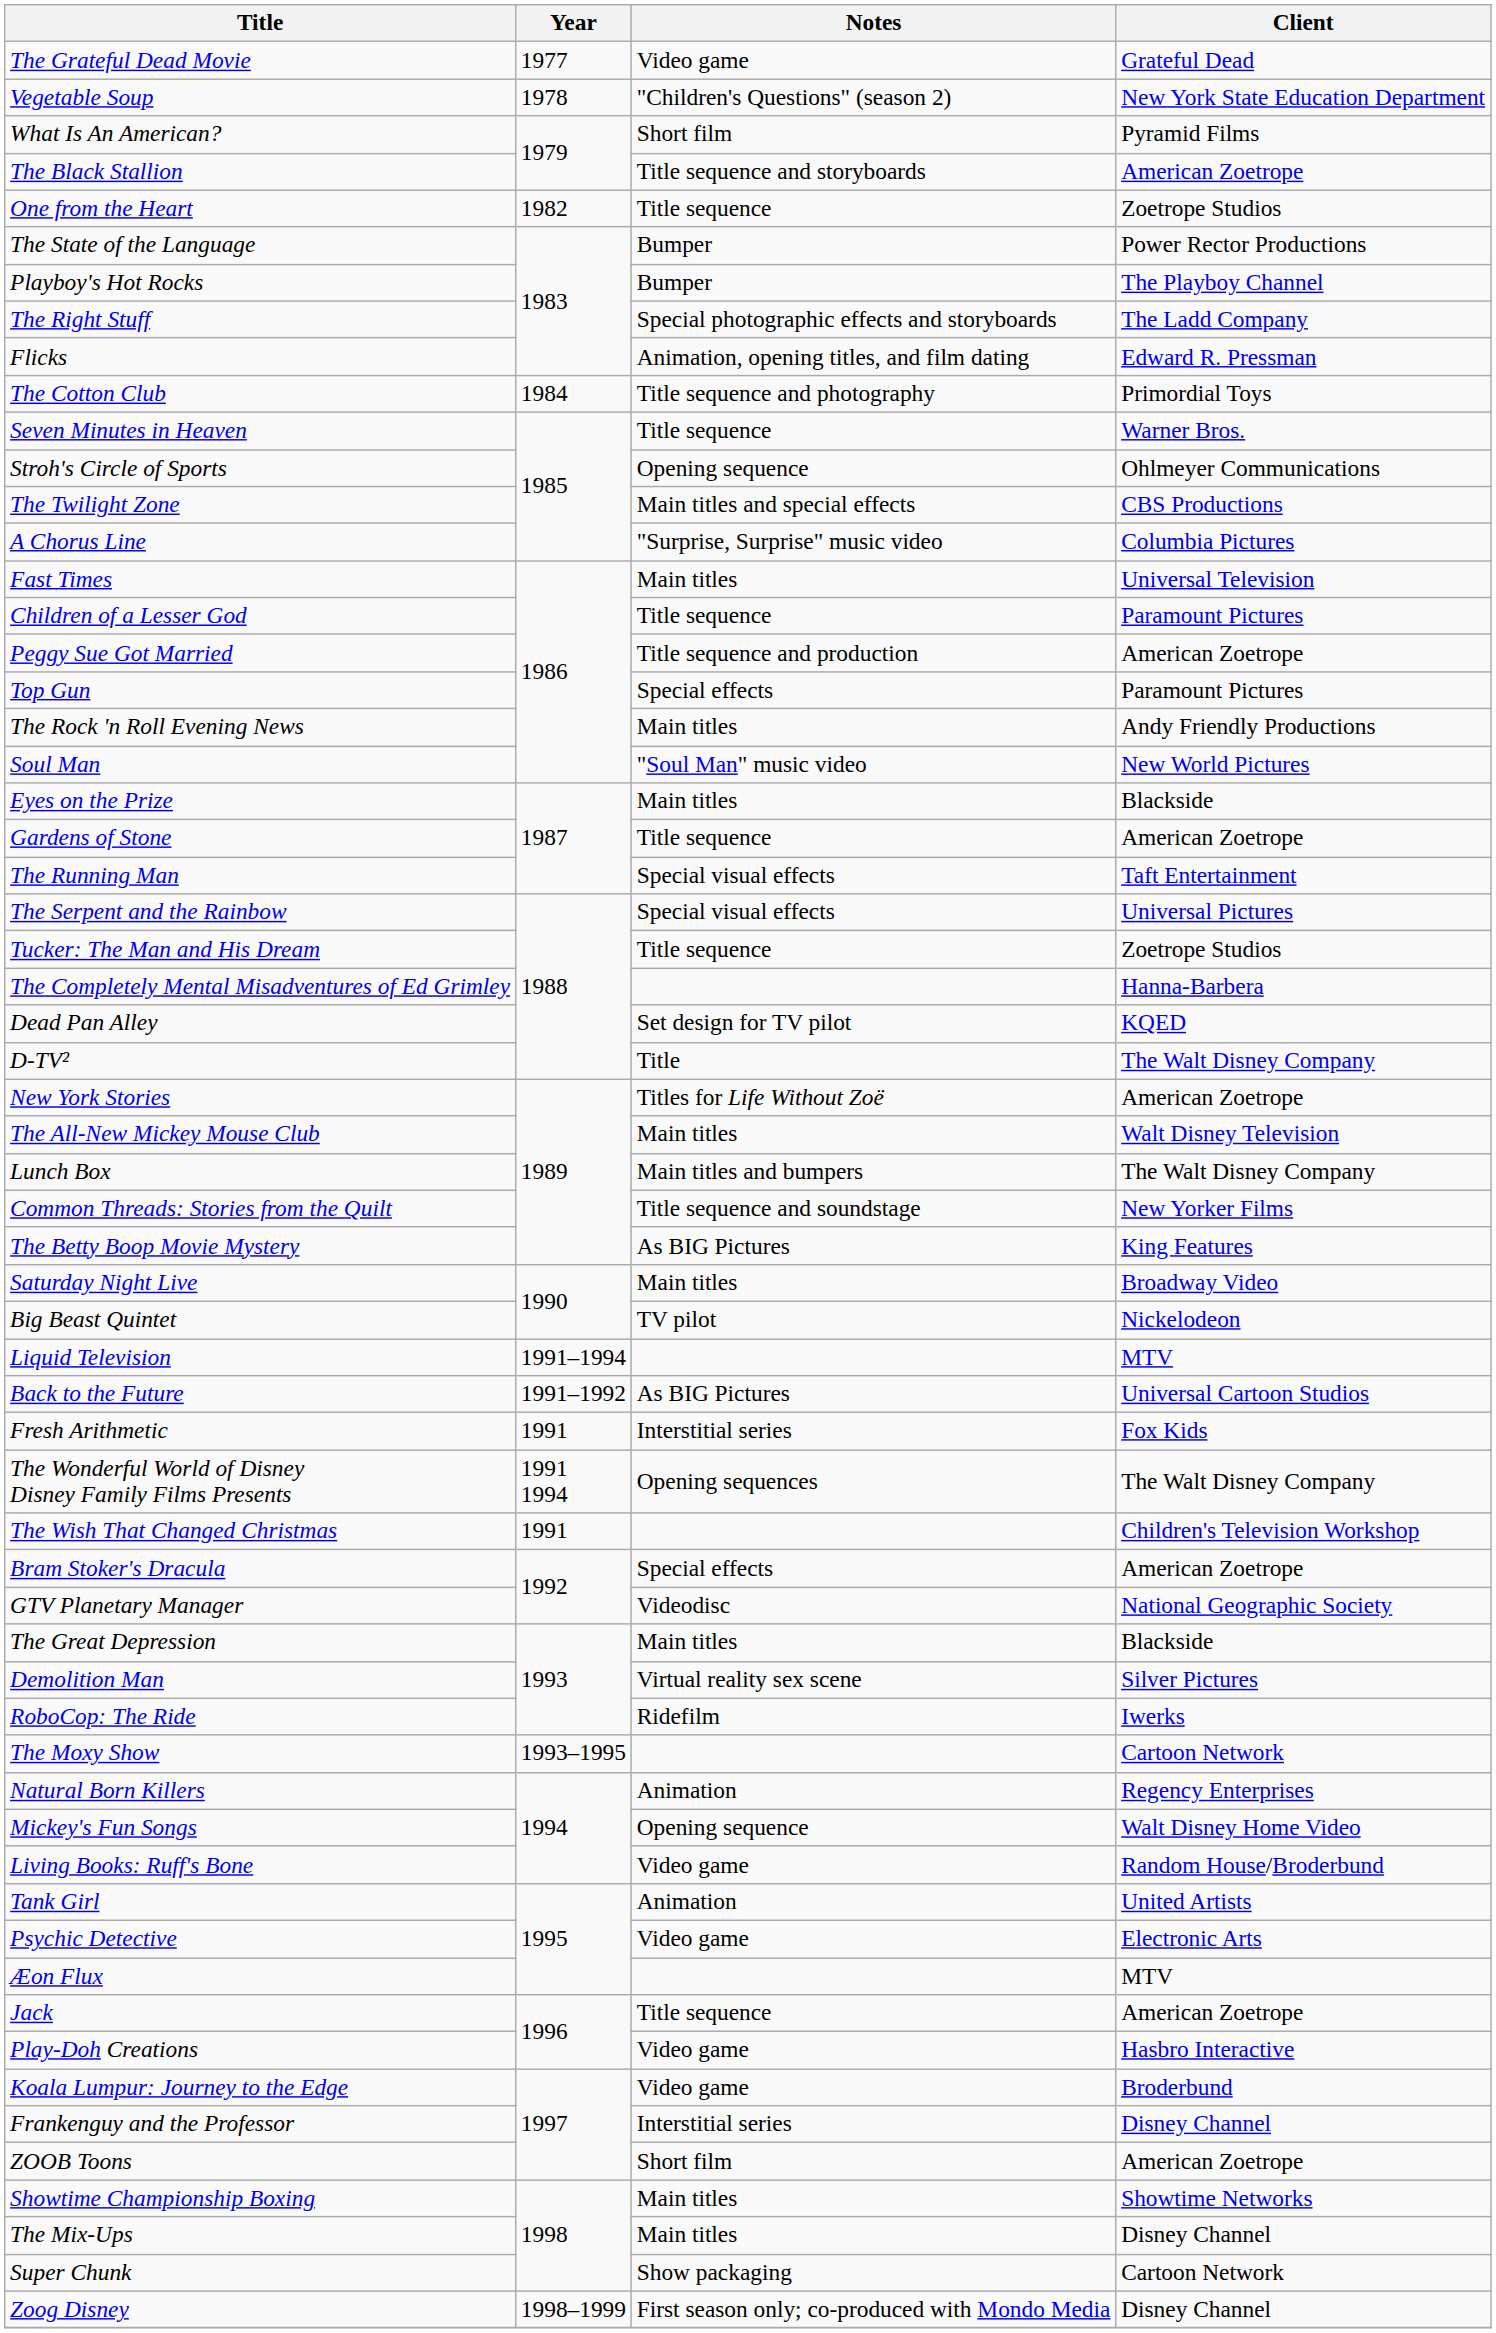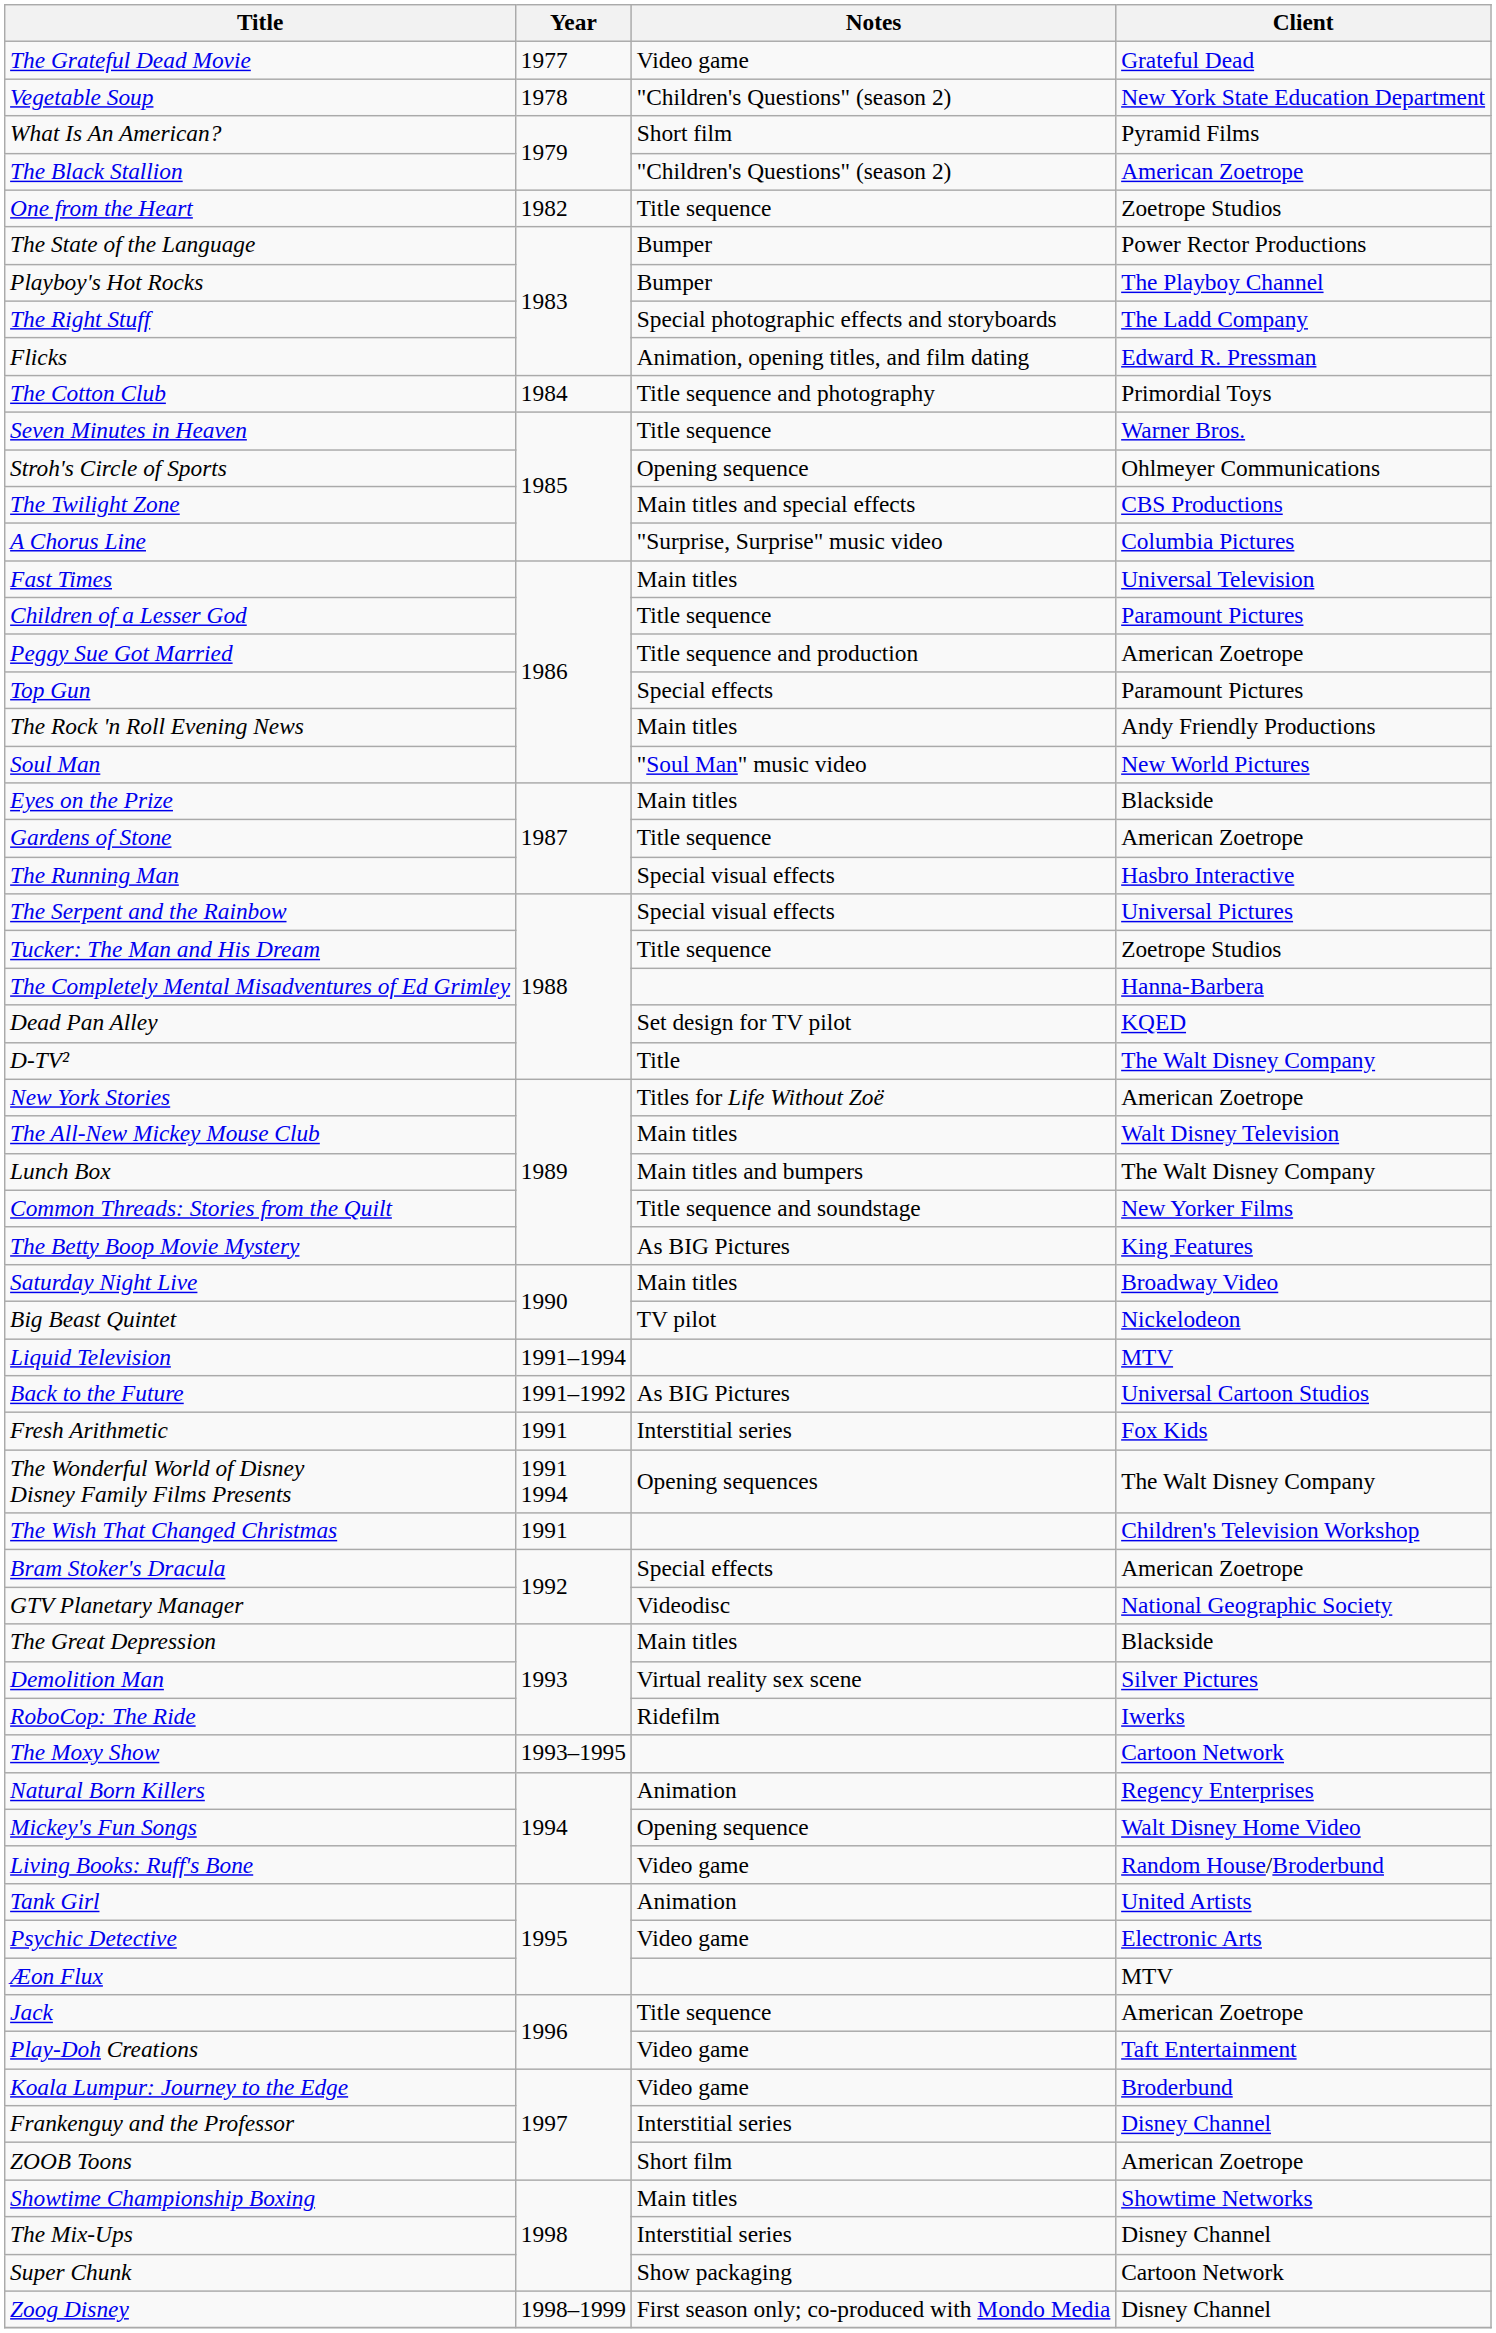(781, 171) Title sequence and storyboards -> (794, 171) "Children's Questions" (season 2)
(1209, 875) Taft Entertainment -> (1208, 875) Hasbro Interactive
(1208, 2049) Hasbro Interactive -> (1209, 2049) Taft Entertainment
(687, 2235) Main titles -> (714, 2235) Interstitial series
